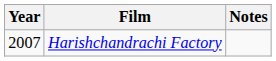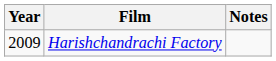(24, 42) 2007 -> (24, 42) 2009
